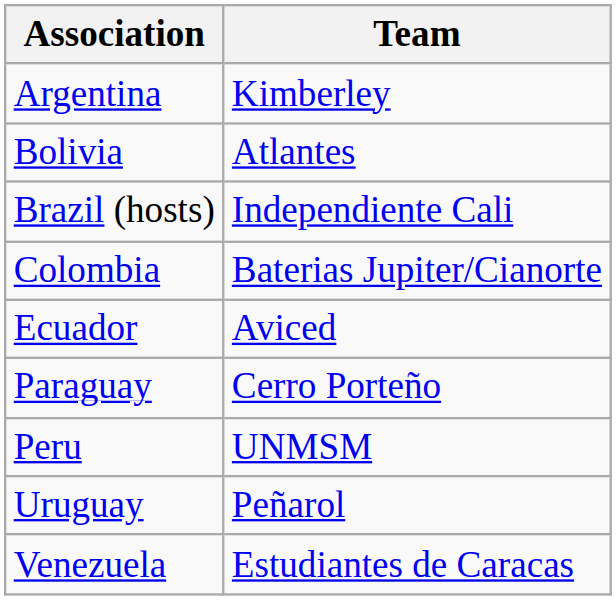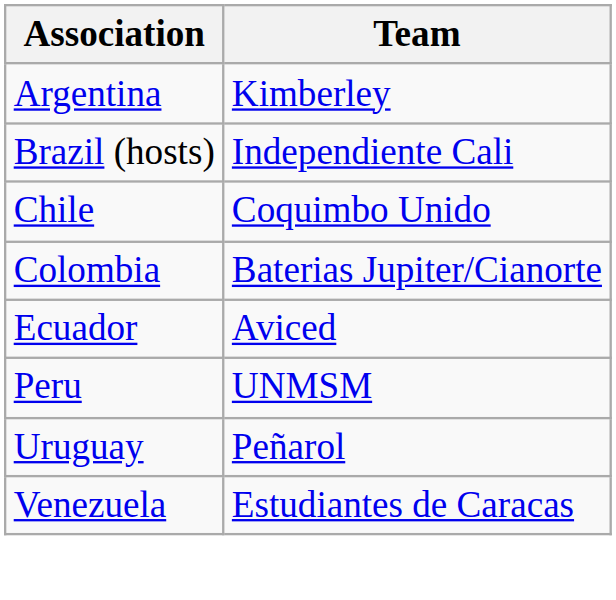- row: (68, 151)
+ row: (54, 210)
- row: (83, 387)
